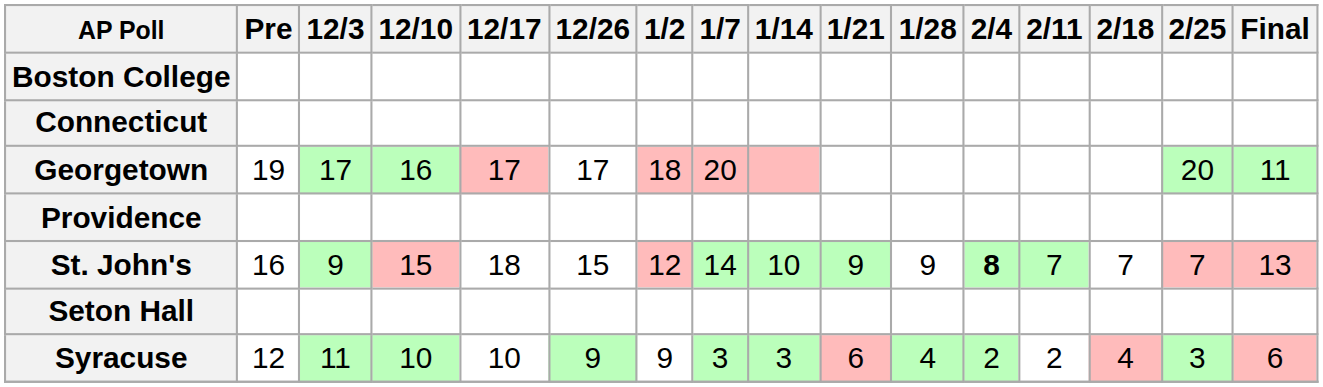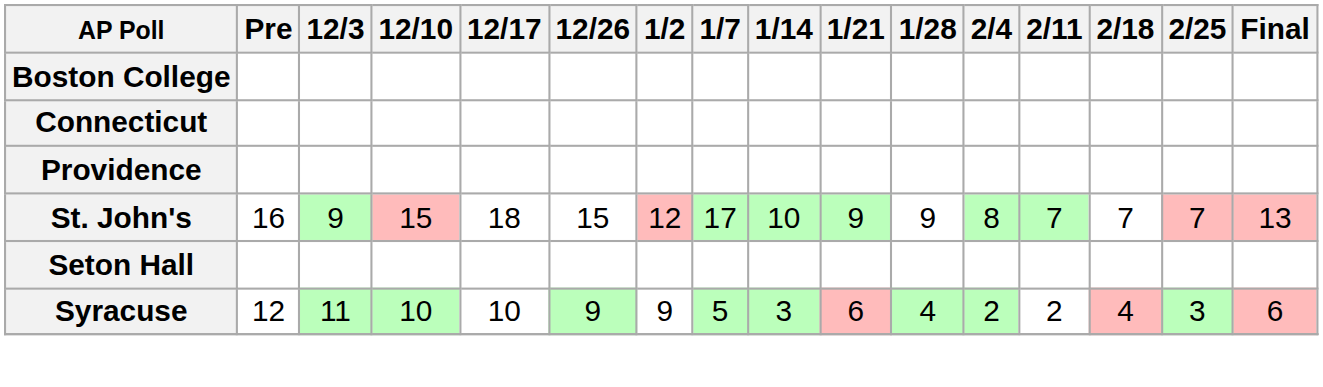- row: (121, 170)
(720, 264) 14 -> (720, 217) 17
(991, 264) bold -> (991, 217) normal
(720, 359) 3 -> (720, 312) 5
